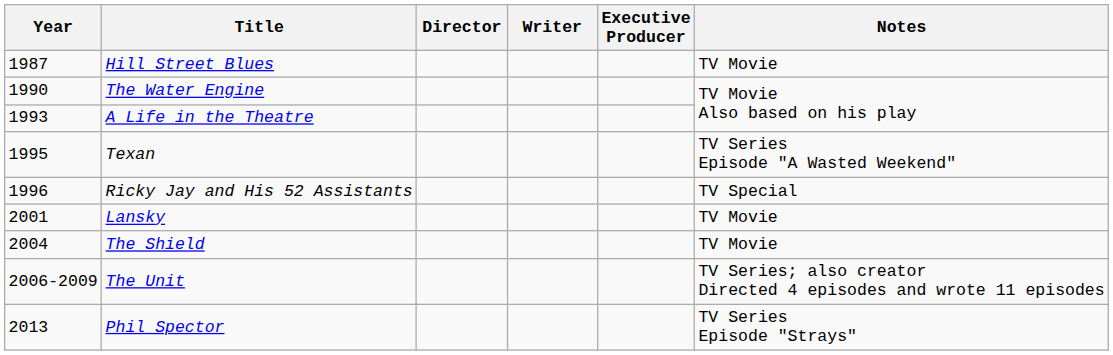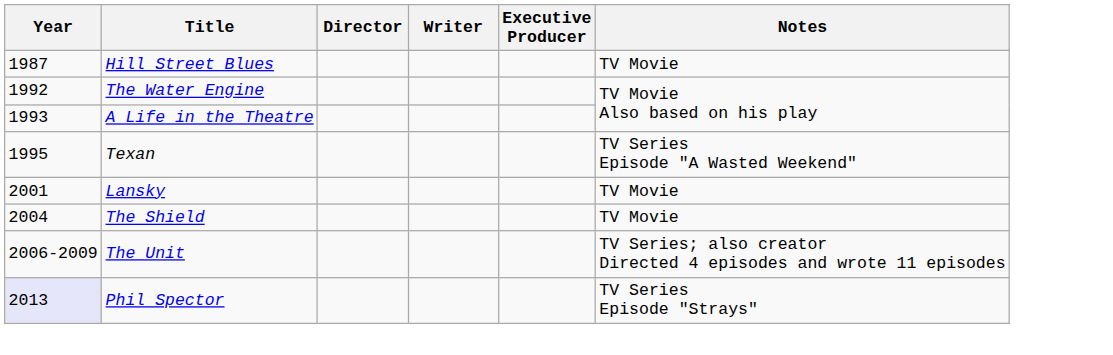(28, 91) 1990 -> (28, 91) 1992
- row: (259, 191)
(28, 327) no background -> (28, 300) lavender background
